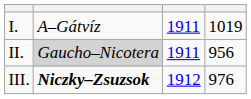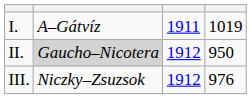(183, 52) 1911 -> (184, 52) 1912
(221, 52) 956 -> (221, 52) 950
(94, 79) bold -> (91, 79) normal
